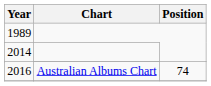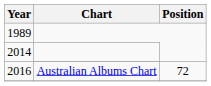(183, 71) 74 -> (183, 71) 72
